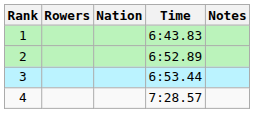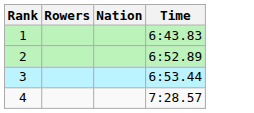- column: (227, 15)
